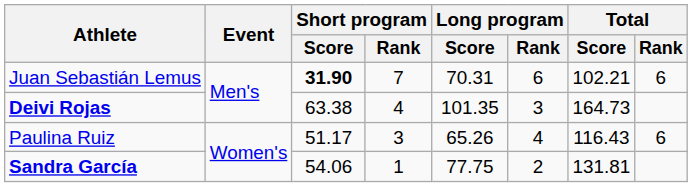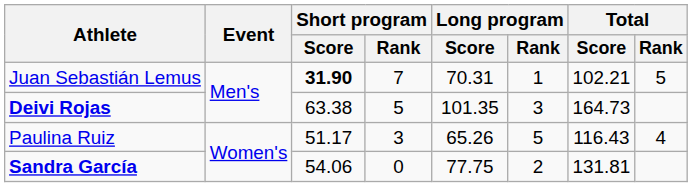(538, 78) 6 -> (538, 78) 1
(661, 78) 6 -> (661, 78) 5
(398, 108) 4 -> (398, 108) 5
(538, 137) 4 -> (538, 137) 5
(661, 137) 6 -> (661, 137) 4
(398, 167) 1 -> (398, 167) 0
